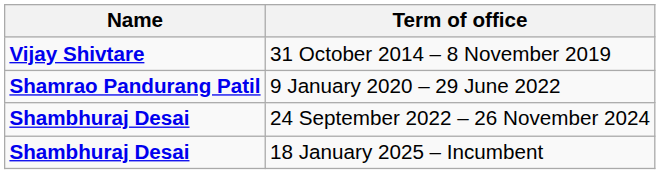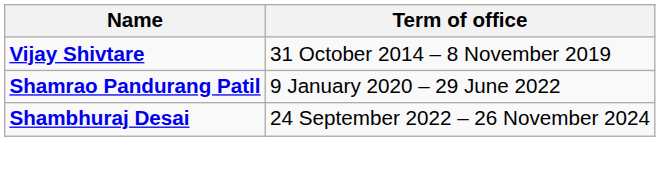- row: (407, 151)
